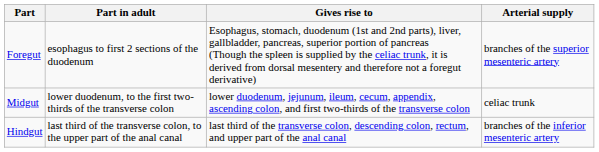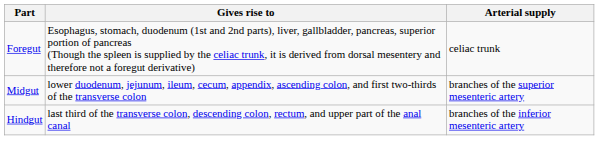- column: (126, 13)
(536, 54) branches of the superior mesenteric artery -> (475, 48) celiac trunk
(509, 102) celiac trunk -> (501, 90) branches of the superior mesenteric artery
